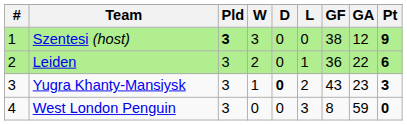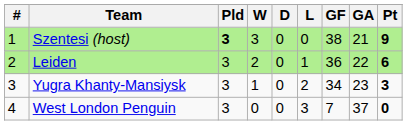(361, 39) 12 -> (361, 39) 21
(280, 85) bold -> (280, 85) normal
(334, 85) 43 -> (334, 85) 34
(330, 108) 8 -> (330, 108) 7
(361, 108) 59 -> (361, 108) 37
